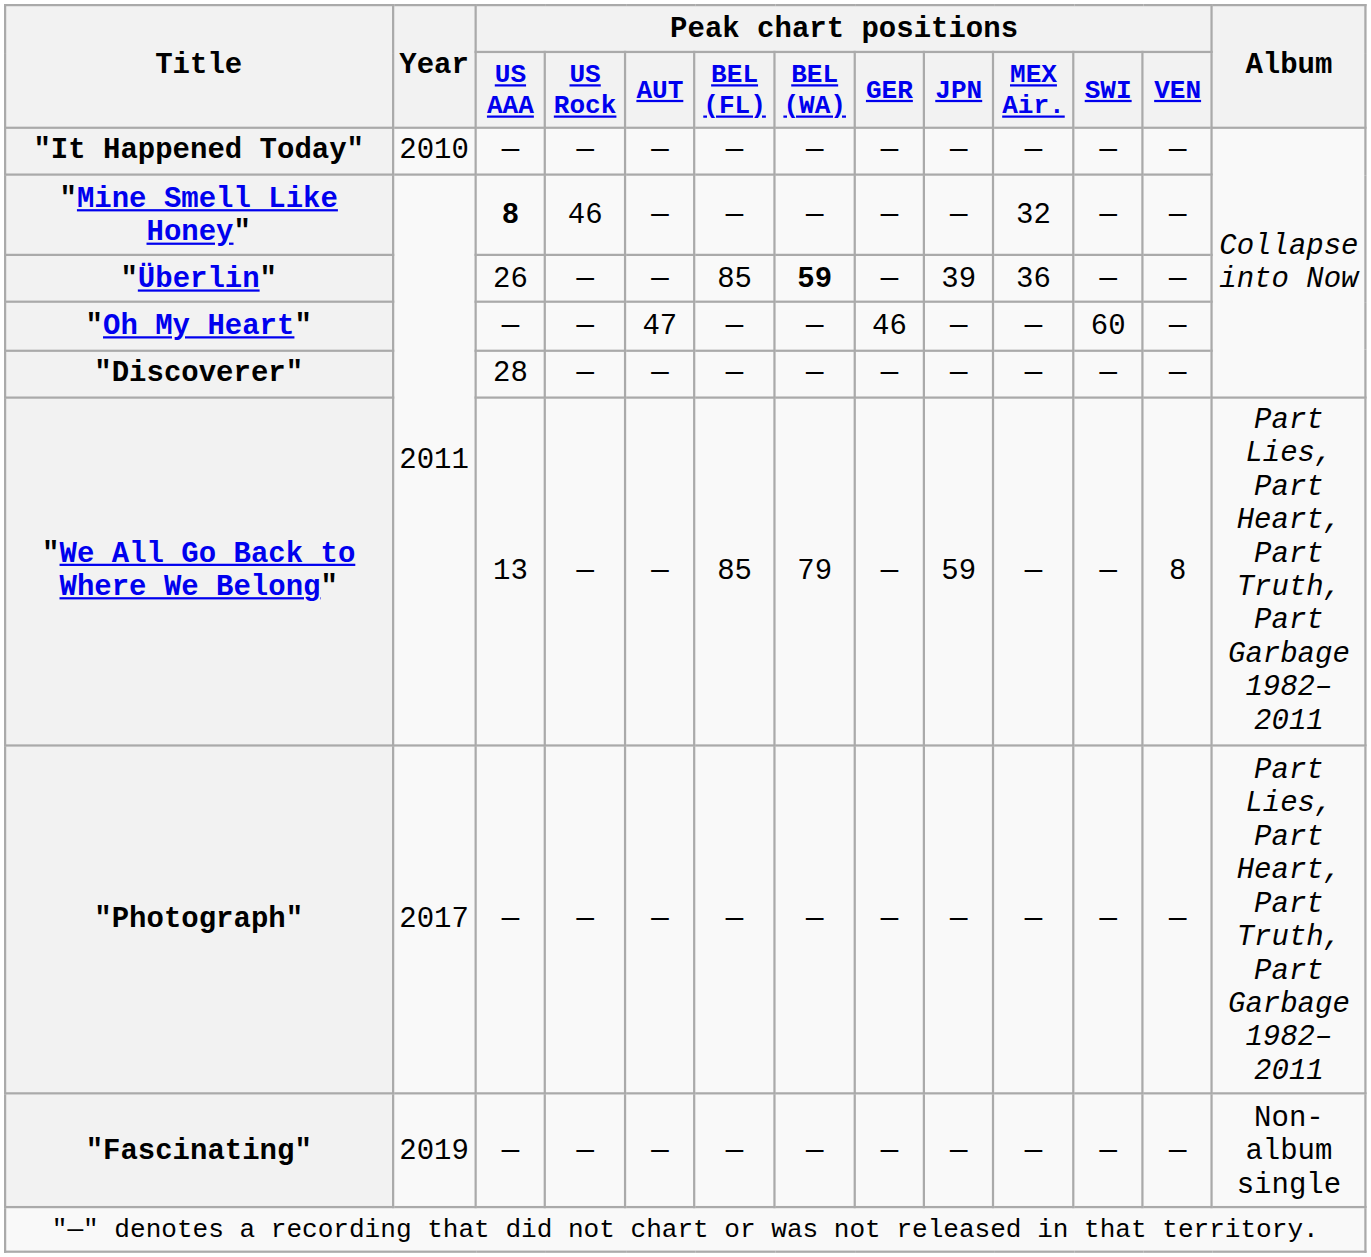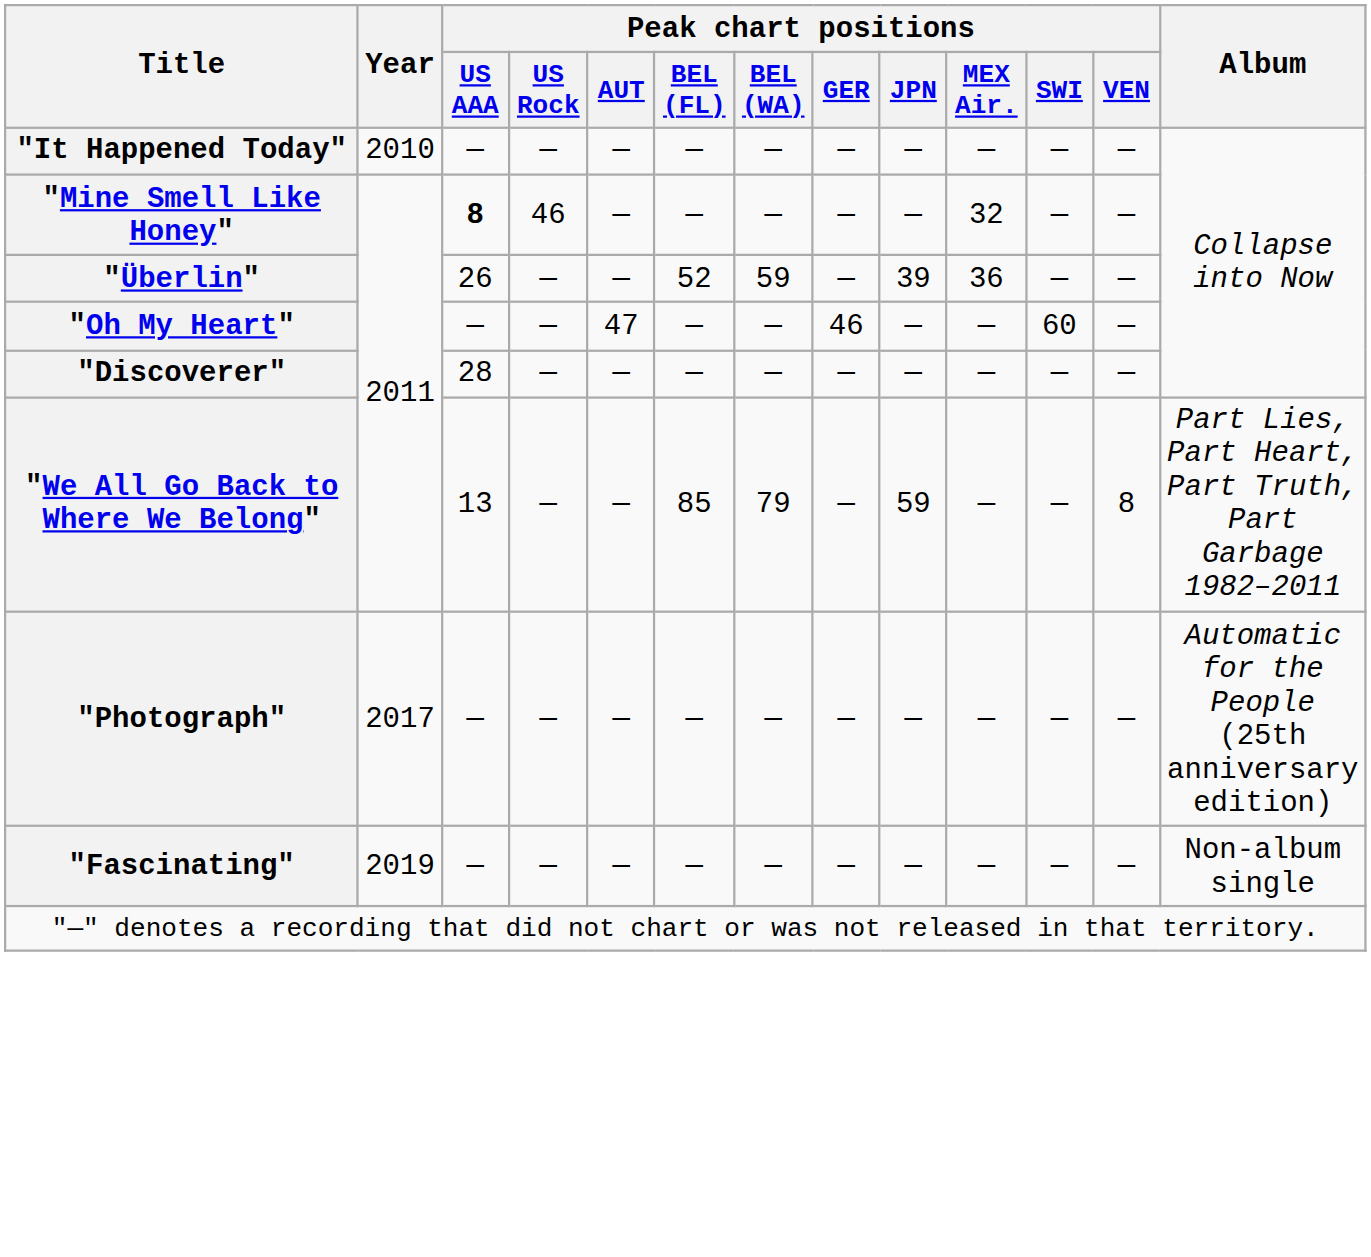(735, 279) 85 -> (694, 279) 52
(815, 279) bold -> (773, 279) normal
(1289, 920) Part Lies, Part Heart, Part Truth, Part Garbage 1982–2011 -> (1263, 719) Automatic for the People (25th anniversary edition)
